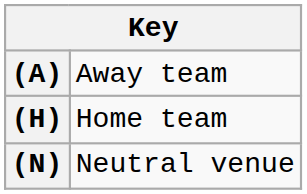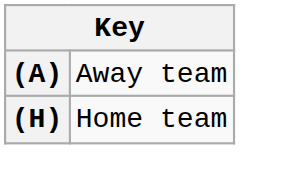- row: (37, 165)
